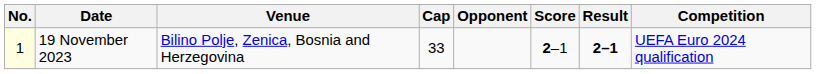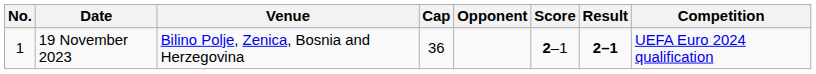(20, 48) lightyellow background -> (20, 48) no background
(436, 48) 33 -> (436, 48) 36
